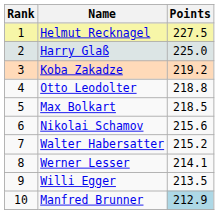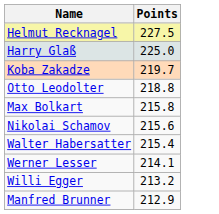- column: (21, 14)
(190, 70) 219.2 -> (157, 70) 219.7
(190, 107) 218.5 -> (157, 107) 215.8
(190, 144) 215.2 -> (157, 144) 215.4
(190, 182) 213.5 -> (157, 182) 213.2
(190, 200) lightblue background -> (157, 200) no background
